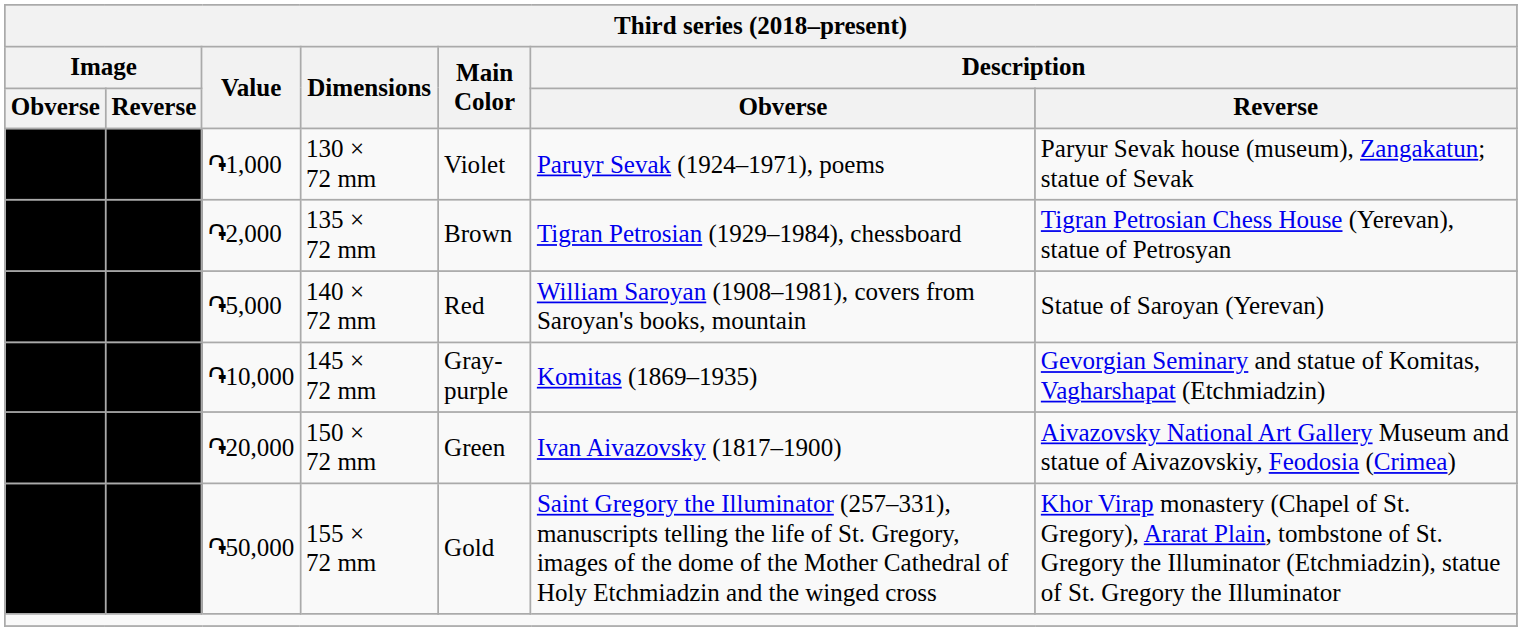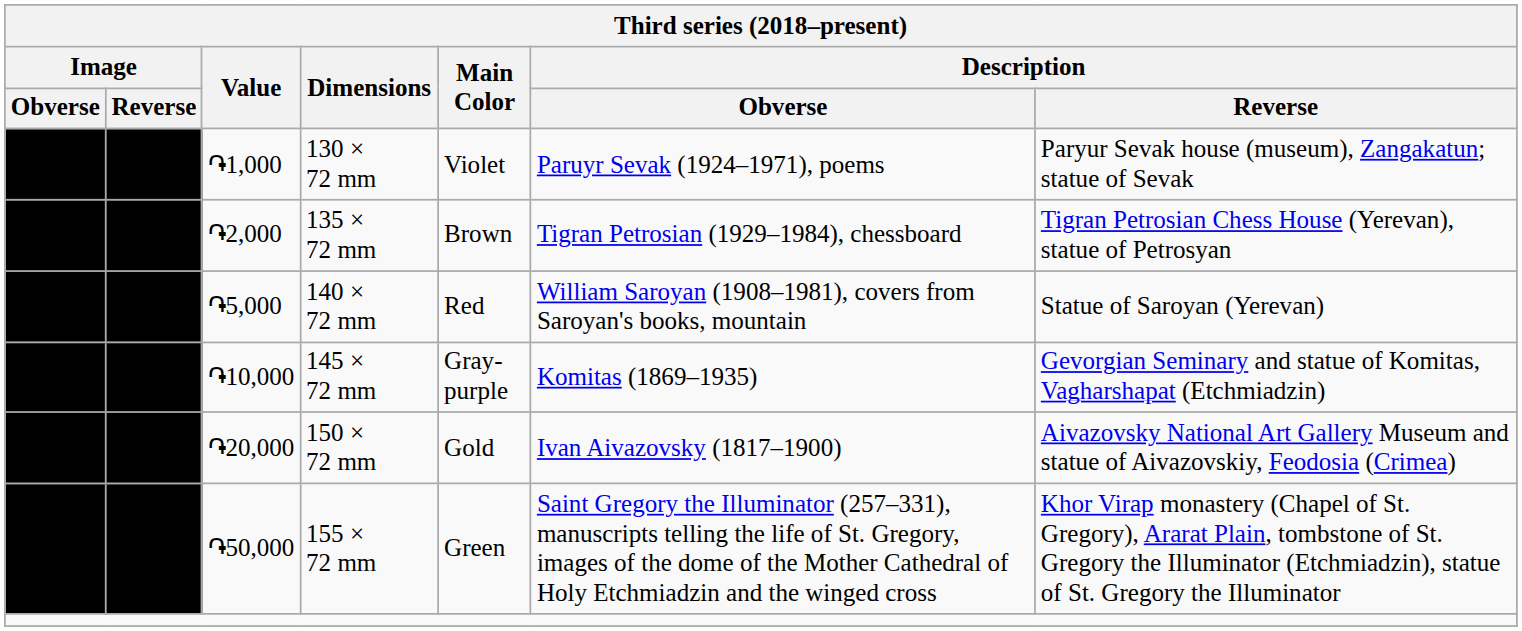(475, 447) Green -> (469, 447) Gold
(469, 548) Gold -> (475, 548) Green
